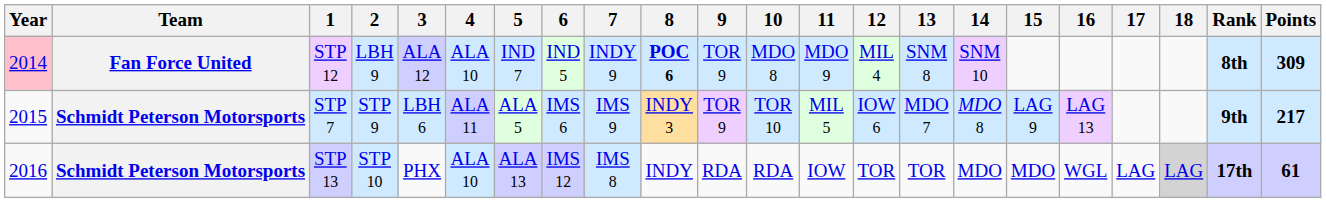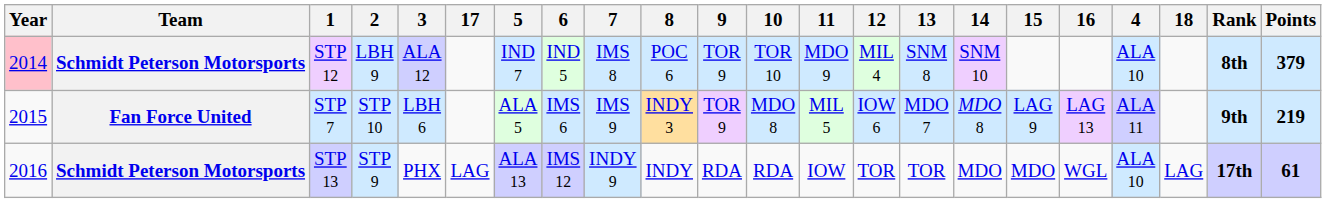columns swapped: (470, 20) <-> (1136, 20)
(181, 63) Fan Force United -> (181, 63) Schmidt Peterson Motorsports
(613, 63) INDY 9 -> (613, 63) IMS 8
(669, 63) bold -> (669, 63) normal
(773, 63) MDO 8 -> (773, 63) TOR 10
(1291, 63) 309 -> (1291, 63) 379
(181, 116) Schmidt Peterson Motorsports -> (181, 116) Fan Force United
(375, 116) STP 9 -> (375, 116) STP 10
(773, 116) TOR 10 -> (773, 116) MDO 8
(1291, 116) 217 -> (1291, 116) 219
(375, 170) STP 10 -> (375, 170) STP 9
(613, 170) IMS 8 -> (613, 170) INDY 9
(1184, 170) lightgrey background -> (1184, 170) no background
